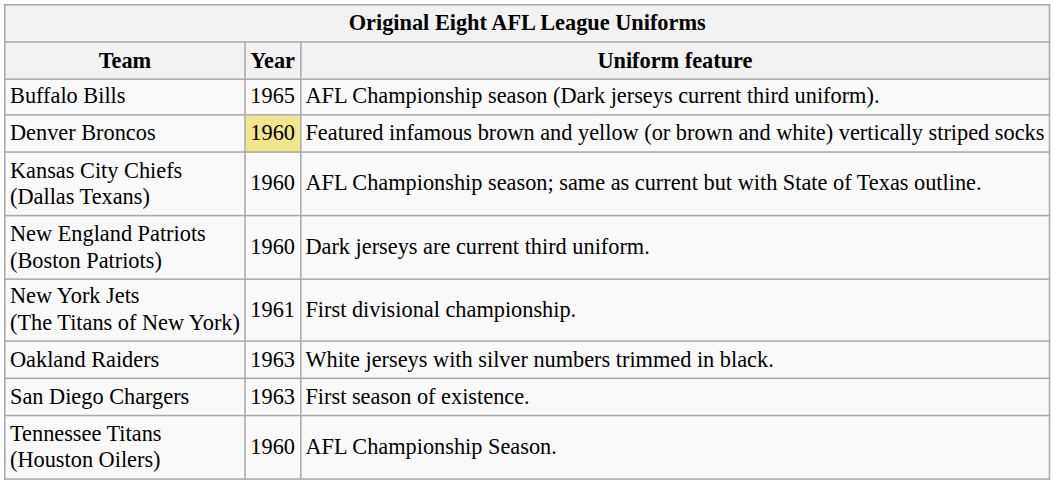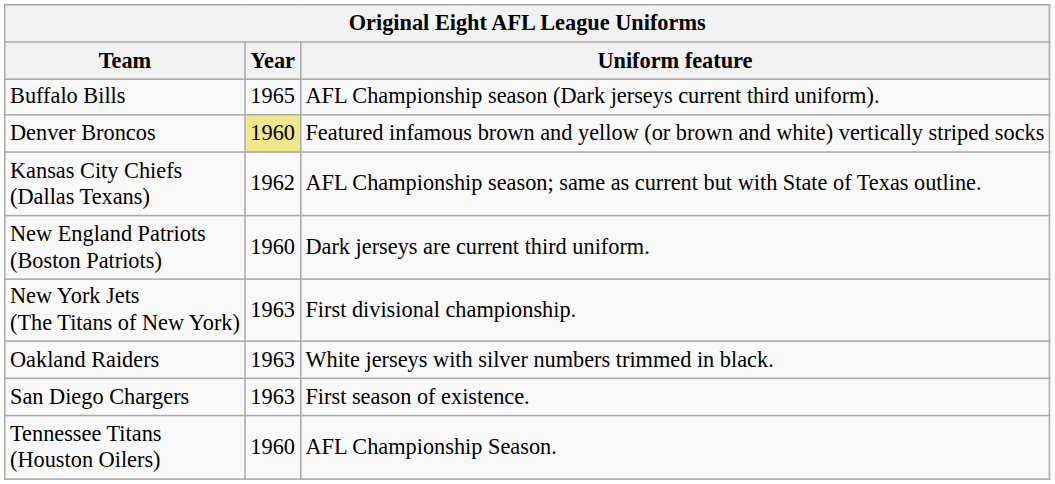(273, 183) 1960 -> (273, 183) 1962
(273, 310) 1961 -> (273, 310) 1963
